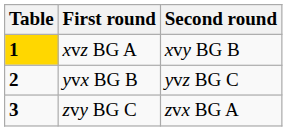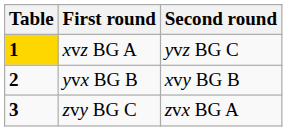(202, 49) xvy BG B -> (202, 49) yvz BG C
(202, 79) yvz BG C -> (202, 79) xvy BG B
